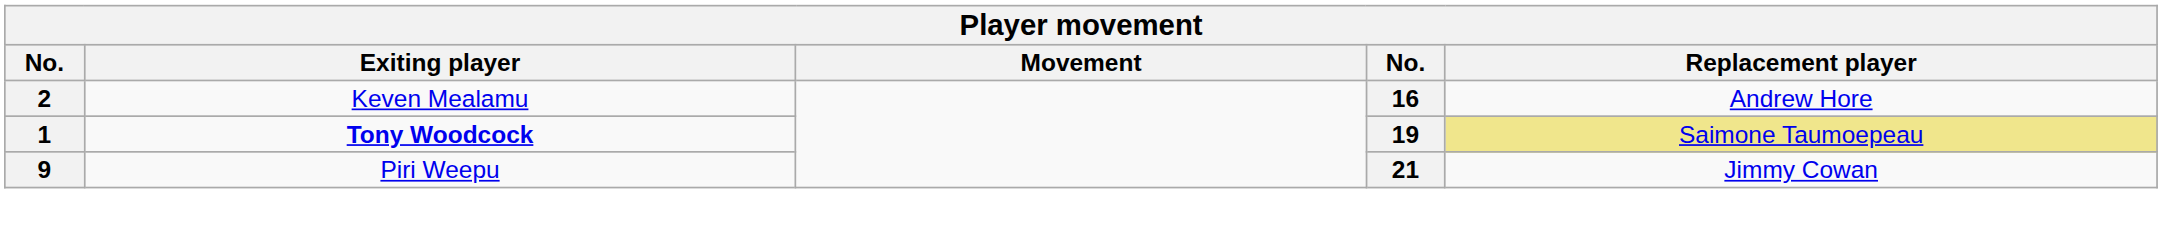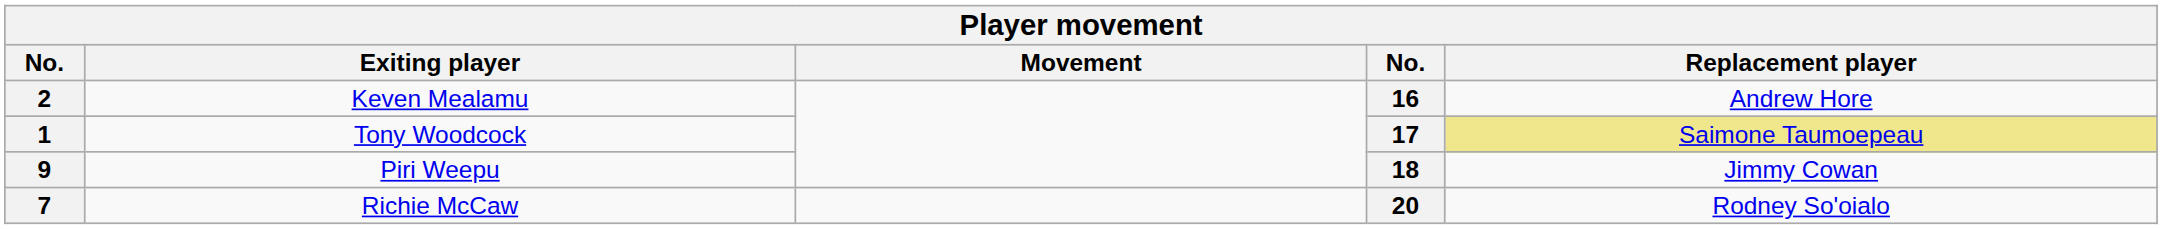(440, 134) bold -> (440, 134) normal
(1405, 134) 19 -> (1405, 134) 17
(1405, 170) 21 -> (1405, 170) 18
+ row: (44, 206)
